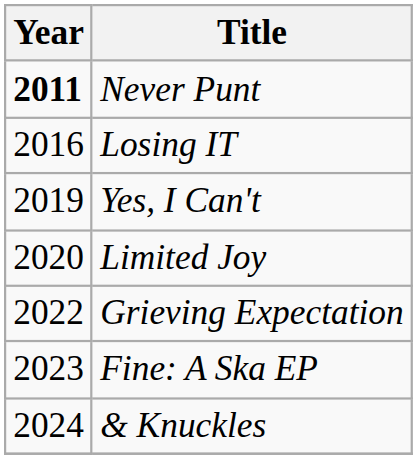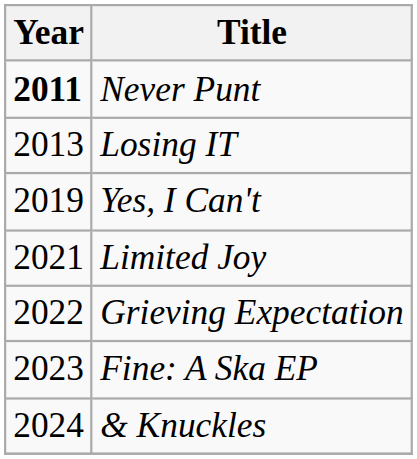(49, 144) 2016 -> (49, 144) 2013
(49, 256) 2020 -> (49, 256) 2021
